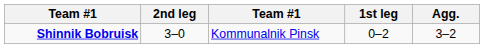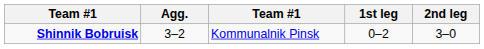columns swapped: (446, 14) <-> (175, 14)
